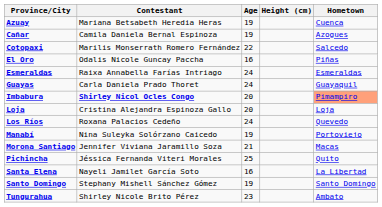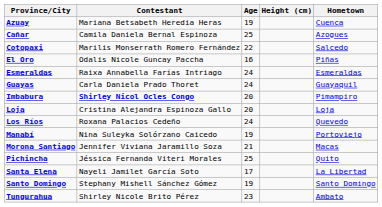(249, 36) 19 -> (249, 36) 25
(337, 97) lightsalmon background -> (337, 97) no background
(249, 172) 16 -> (249, 172) 17
